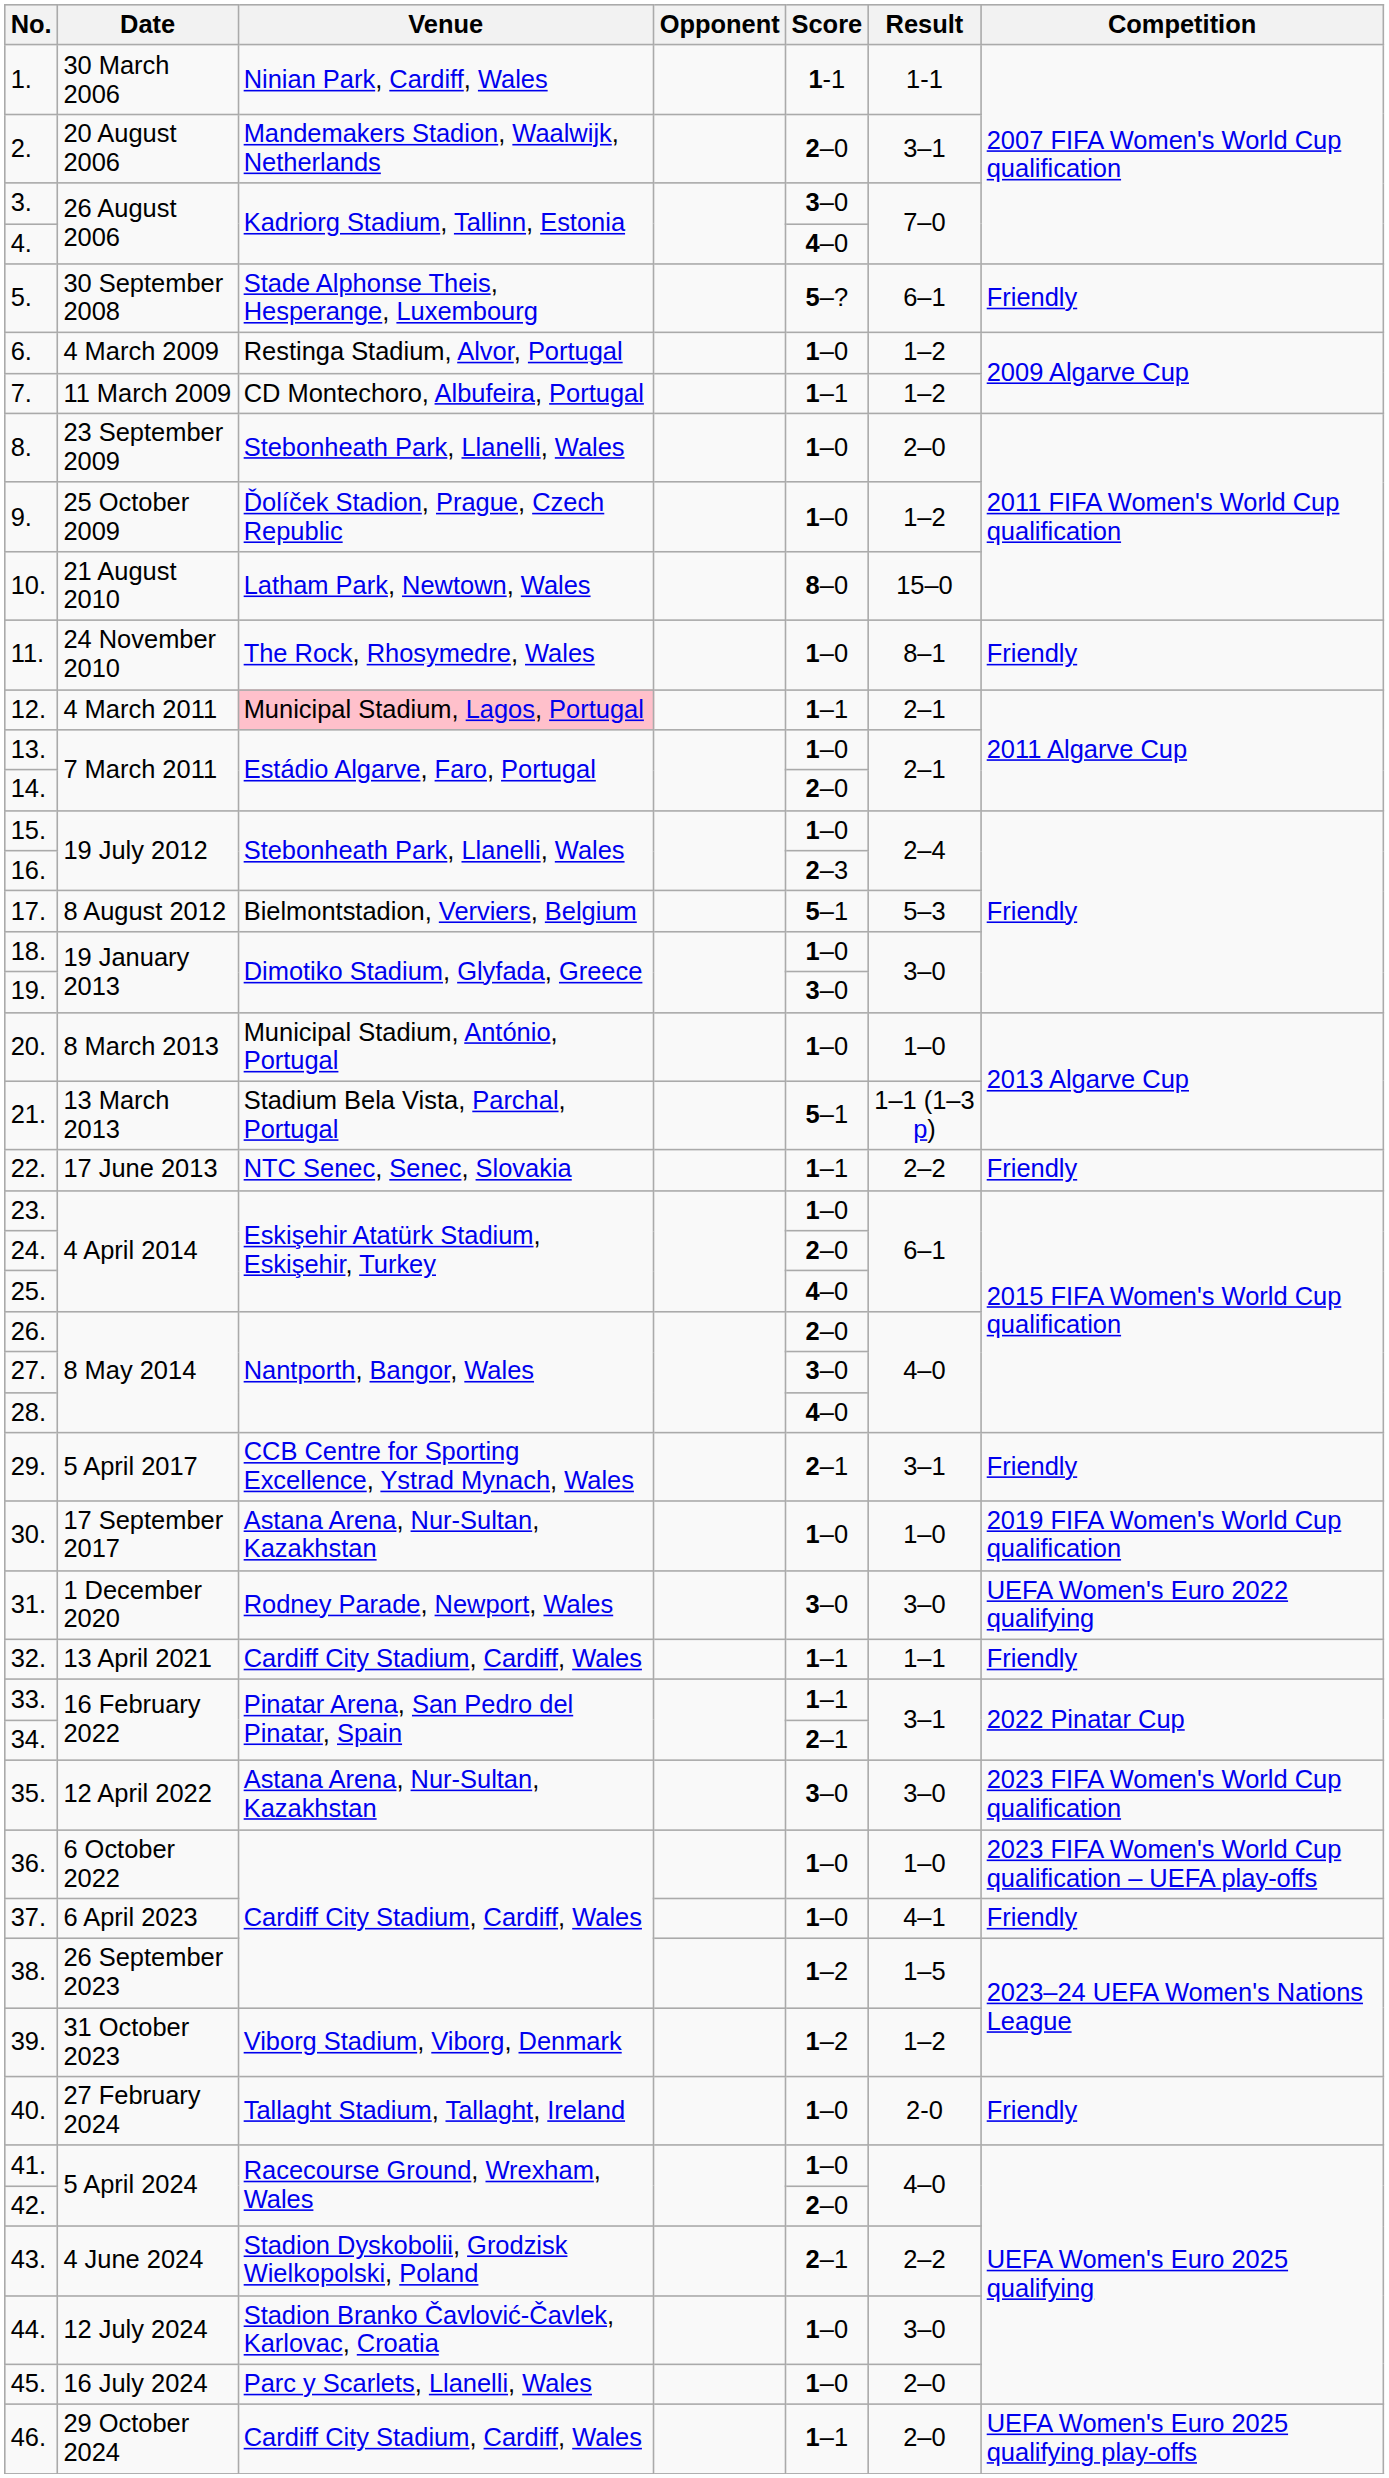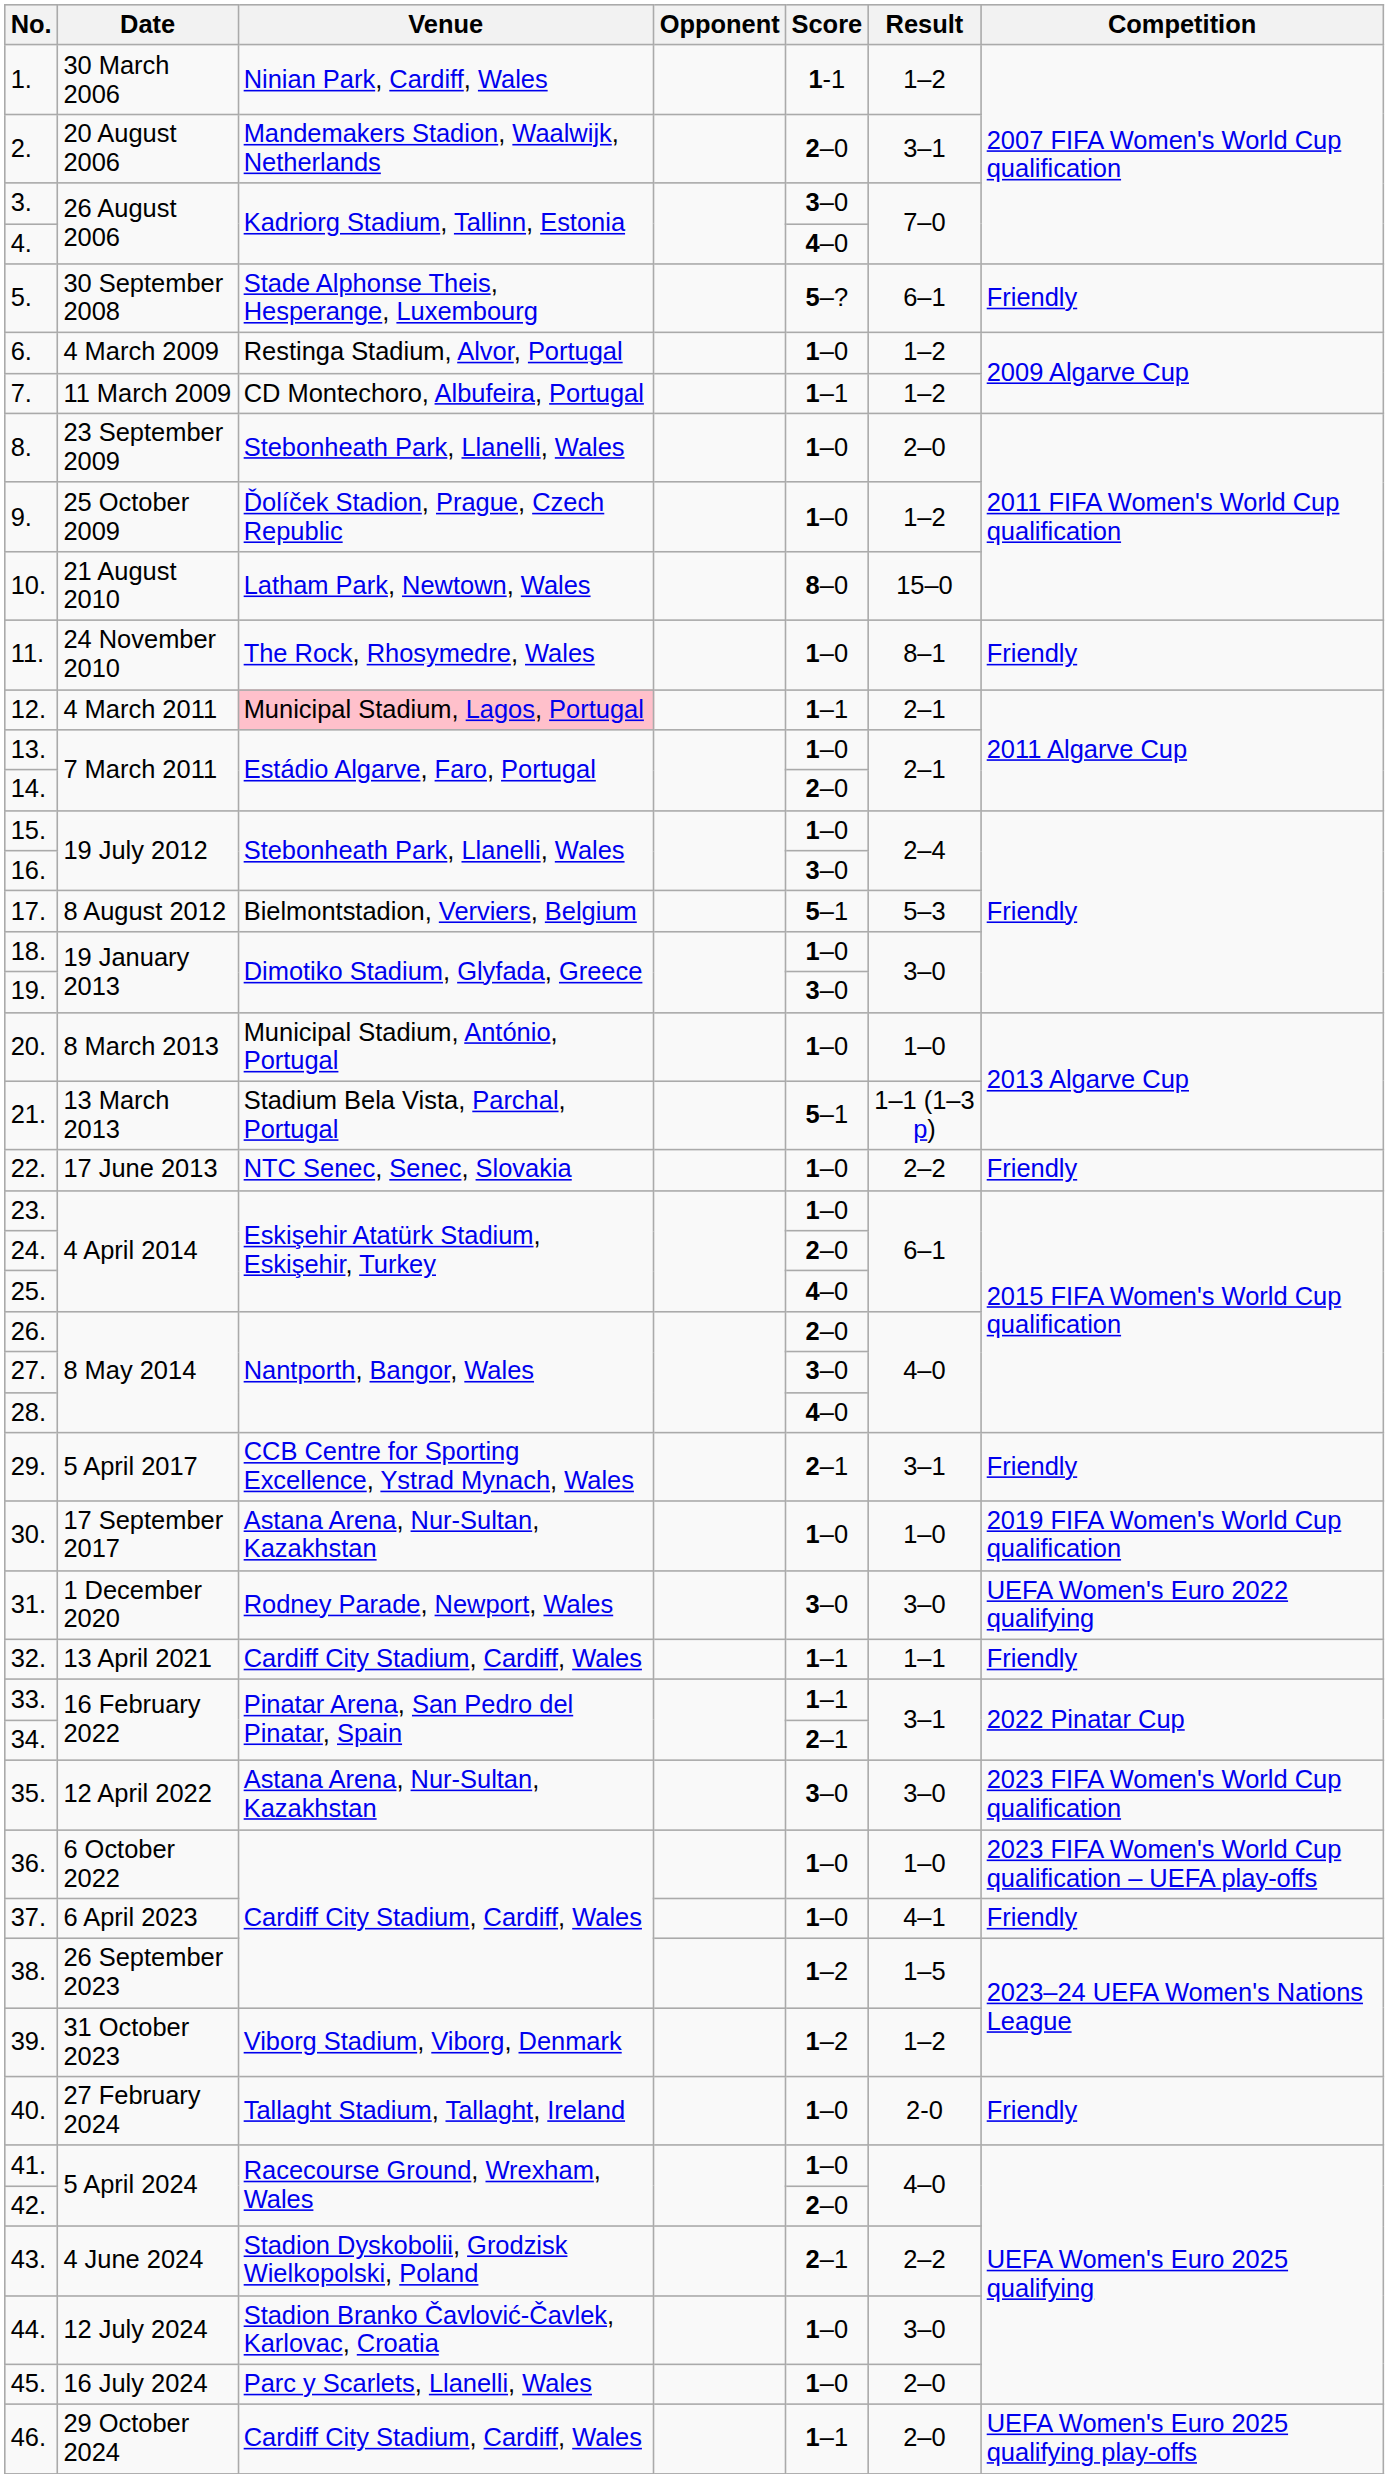(924, 79) 1-1 -> (924, 79) 1–2
(827, 870) 2–3 -> (827, 870) 3–0
(827, 1169) 1–1 -> (827, 1169) 1–0
